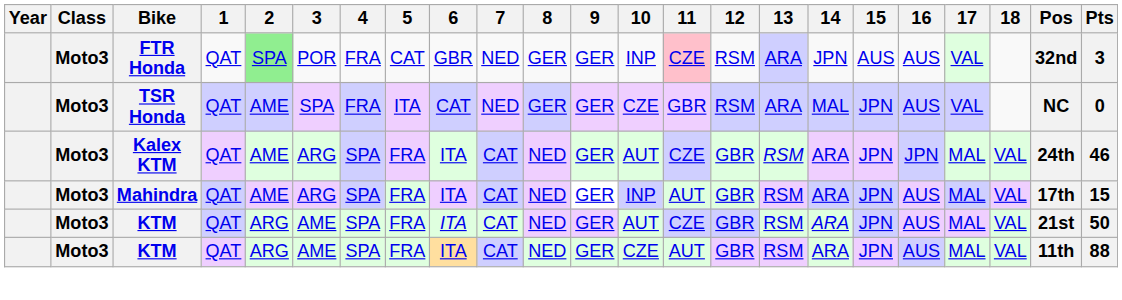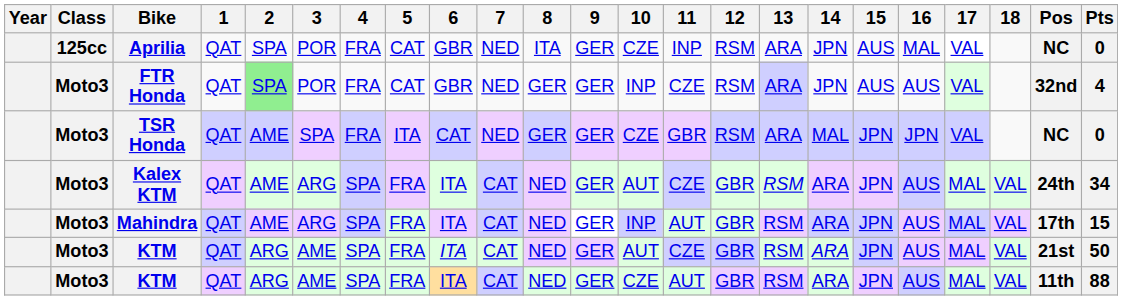+ row: (82, 47)
(687, 57) pink background -> (687, 86) no background
(1100, 57) 3 -> (1100, 86) 4
(921, 106) AUS -> (921, 135) JPN
(921, 155) JPN -> (921, 184) AUS
(1100, 155) 46 -> (1100, 184) 34
